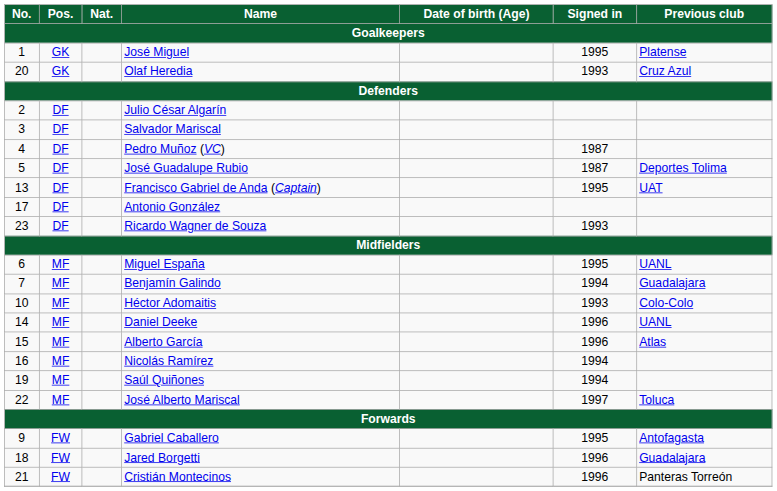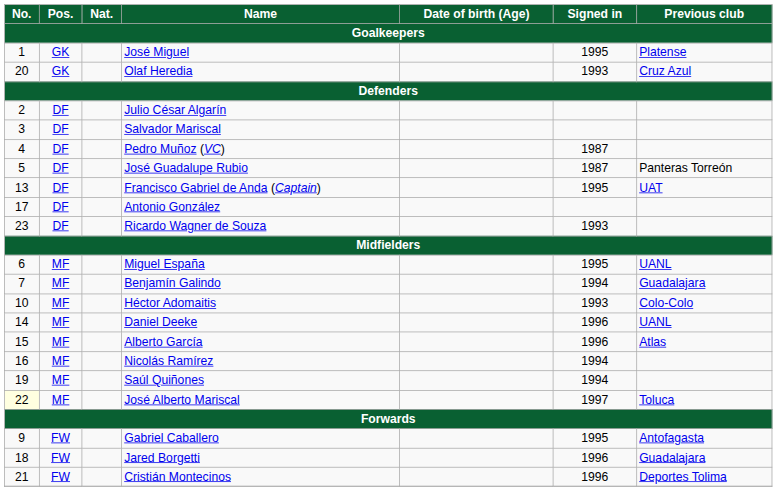(683, 168) Deportes Tolima -> (686, 168) Panteras Torreón
(22, 399) no background -> (22, 399) lightyellow background
(686, 476) Panteras Torreón -> (683, 476) Deportes Tolima
